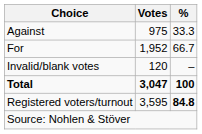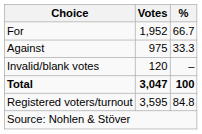rows swapped: (15, 48) <-> (26, 31)
(184, 102) bold -> (184, 102) normal
